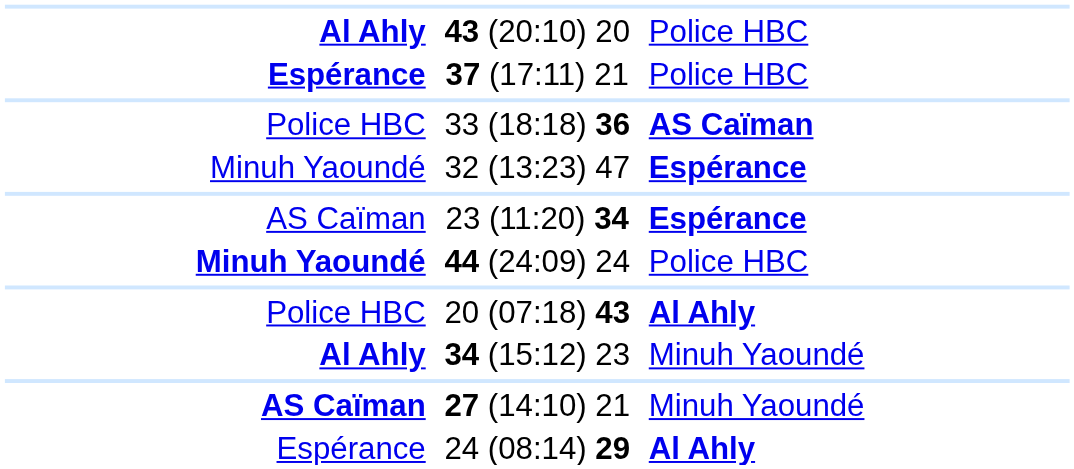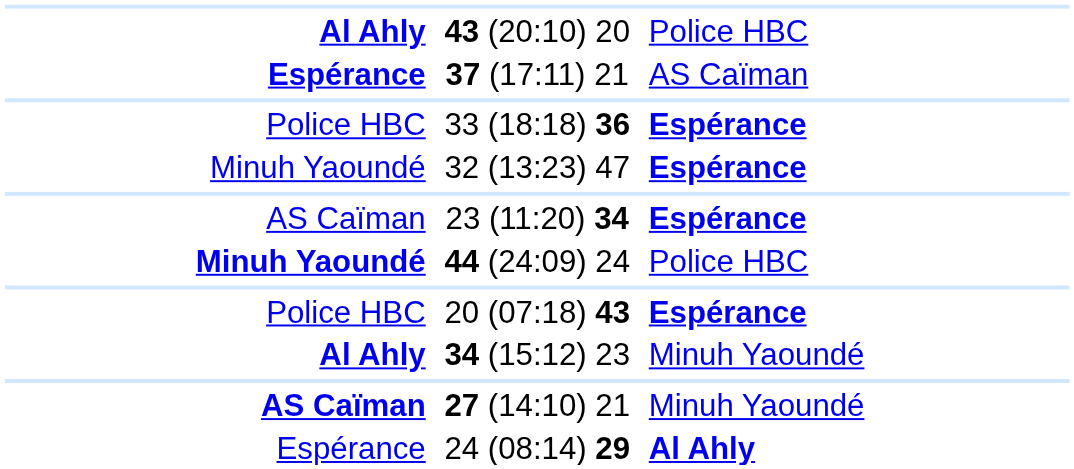(729, 74) Police HBC -> (729, 74) AS Caïman
(731, 125) AS Caïman -> (728, 125) Espérance
(702, 312) Al Ahly -> (728, 312) Espérance
